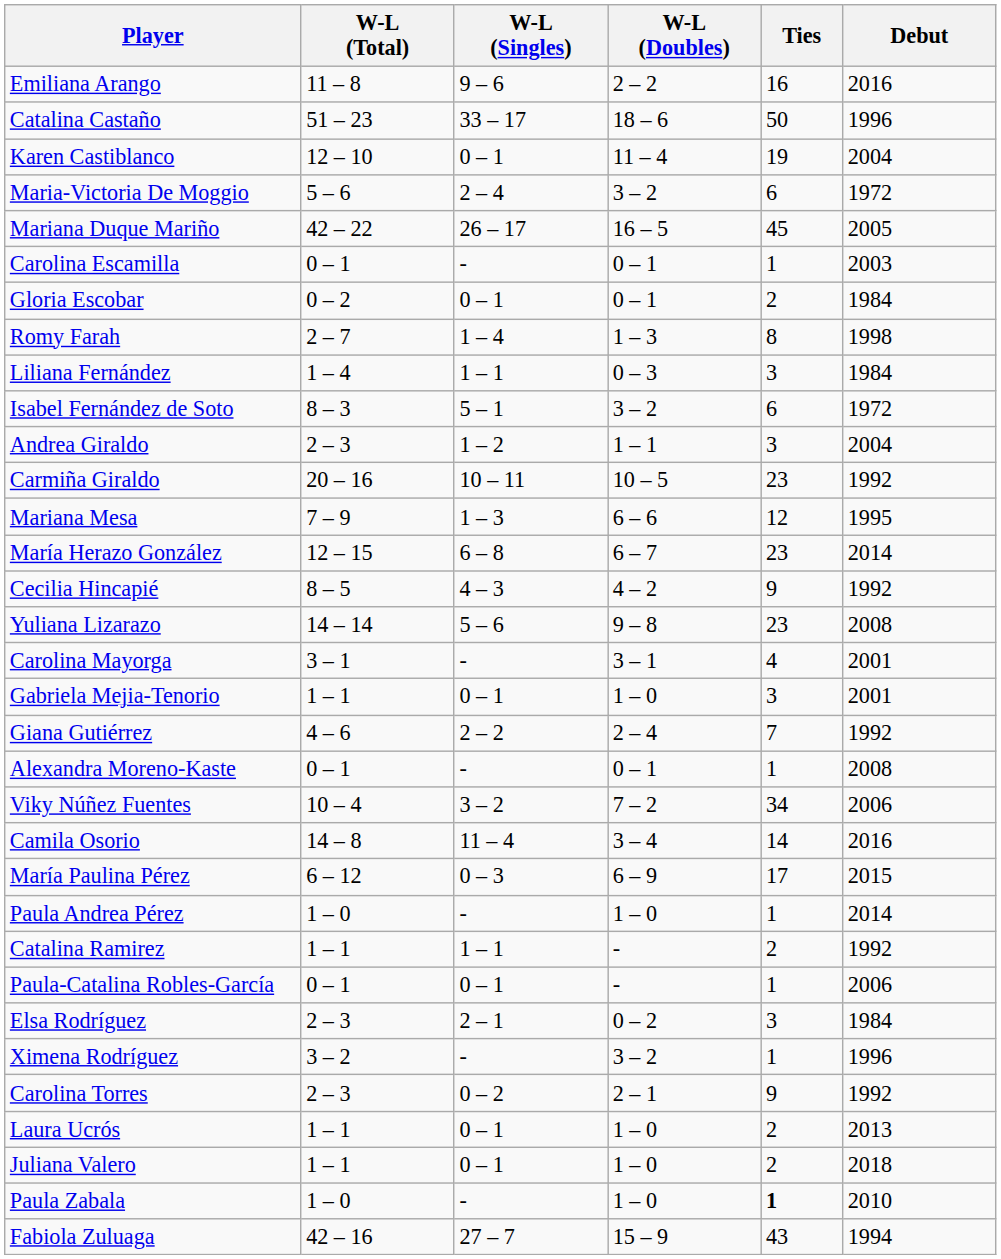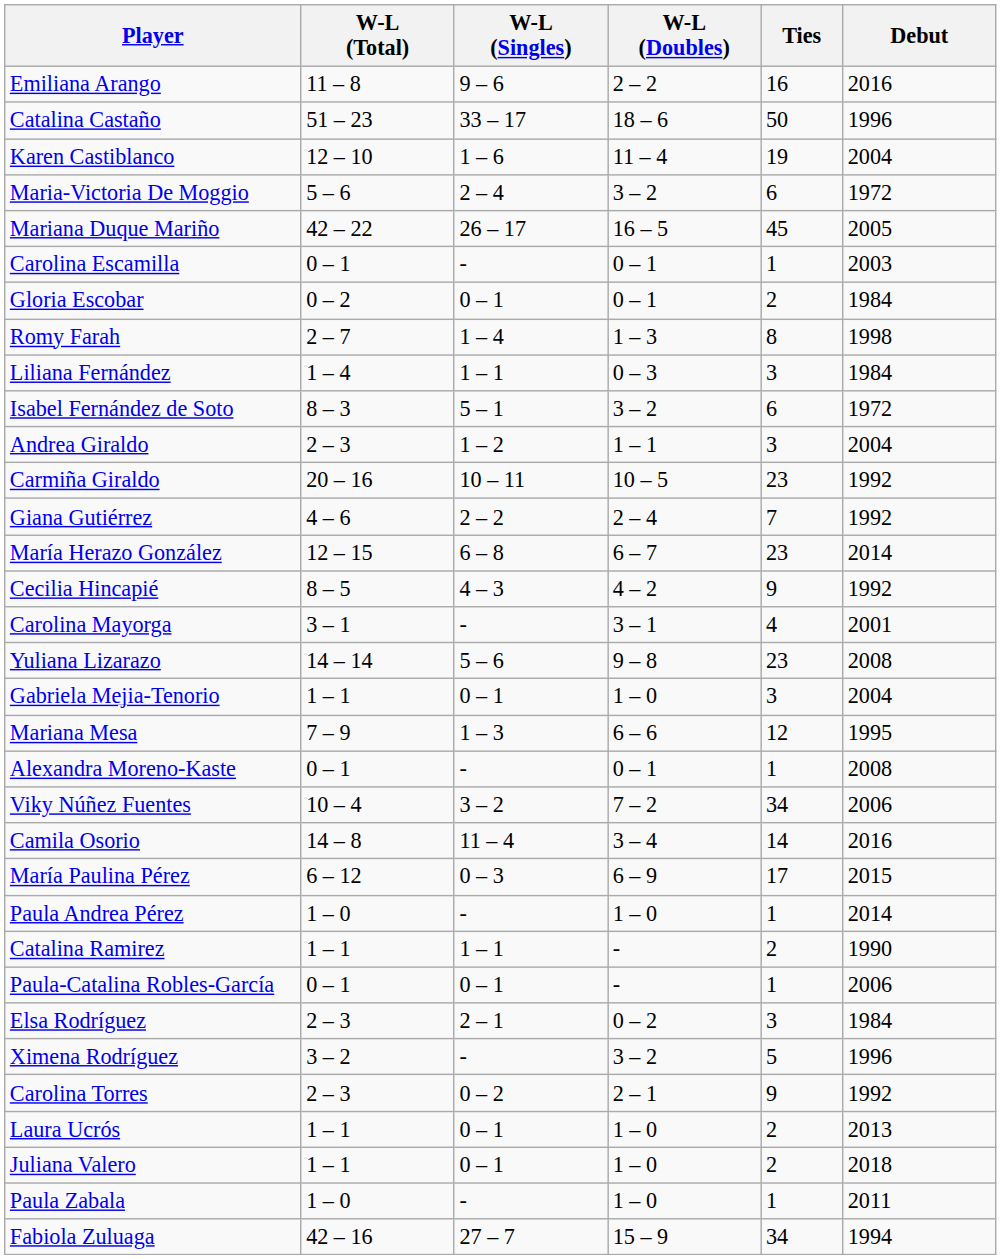(482, 155) 0 – 1 -> (482, 155) 1 – 6
rows swapped: (81, 732) <-> (74, 516)
rows swapped: (85, 624) <-> (91, 660)
(870, 696) 2001 -> (870, 696) 2004
(870, 948) 1992 -> (870, 948) 1990
(772, 1056) 1 -> (772, 1056) 5
(772, 1200) bold -> (772, 1200) normal
(870, 1200) 2010 -> (870, 1200) 2011
(777, 1236) 43 -> (777, 1236) 34
